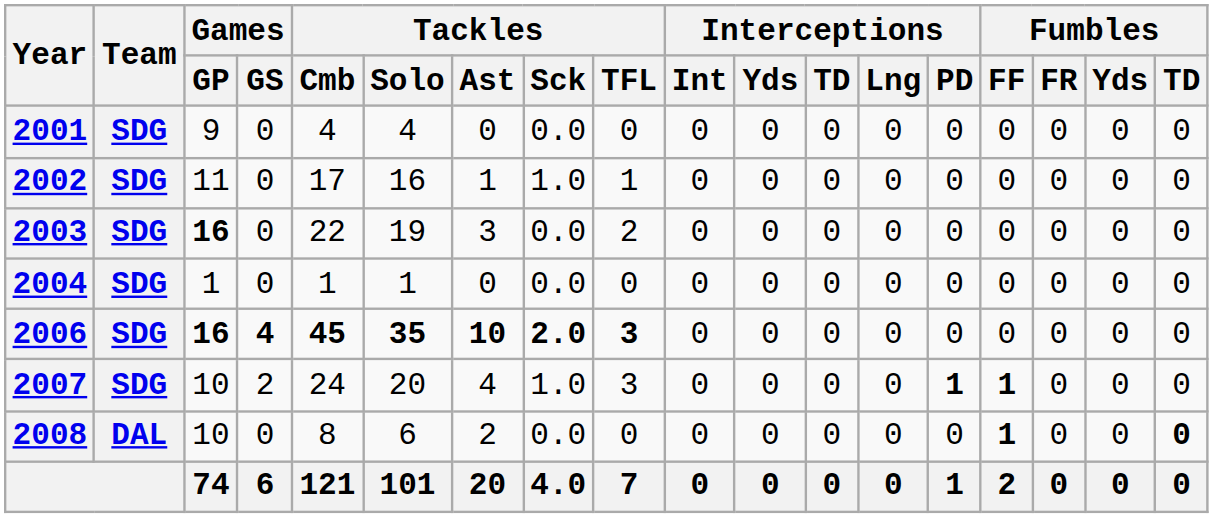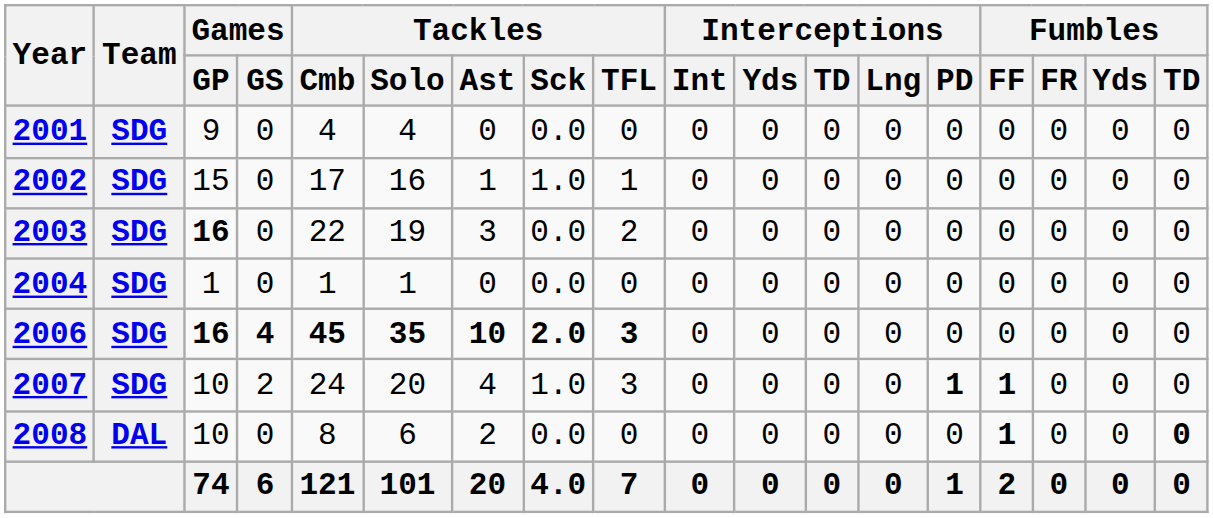(211, 182) 11 -> (211, 182) 15
